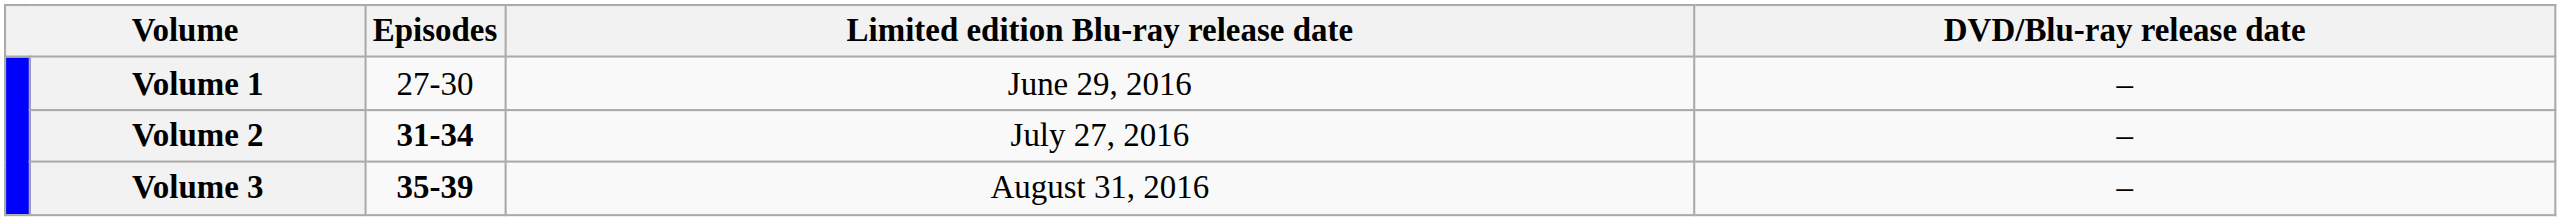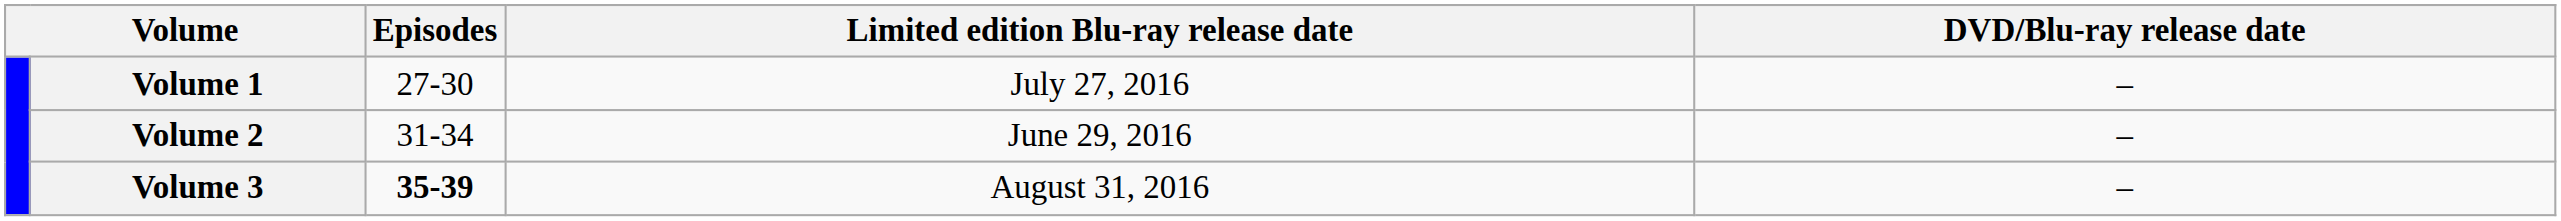(1100, 82) June 29, 2016 -> (1100, 82) July 27, 2016
(435, 135) bold -> (435, 135) normal
(1100, 135) July 27, 2016 -> (1100, 135) June 29, 2016
